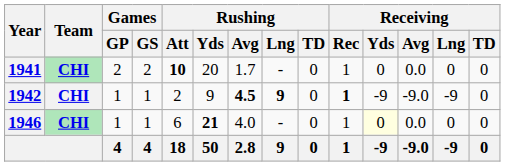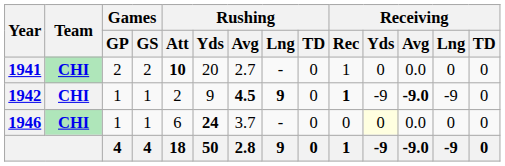(245, 69) 1.7 -> (245, 69) 2.7
(416, 95) normal -> (416, 95) bold
(210, 122) 21 -> (210, 122) 24
(245, 122) 4.0 -> (245, 122) 3.7
(346, 122) 1 -> (346, 122) 0
